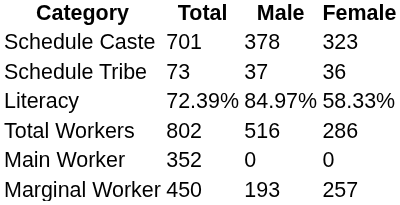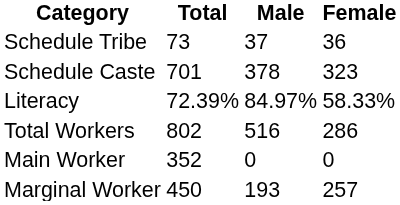rows swapped: (80, 42) <-> (76, 71)
